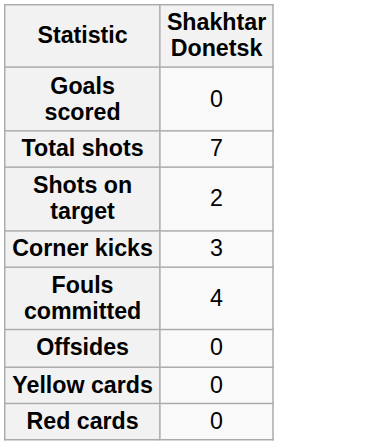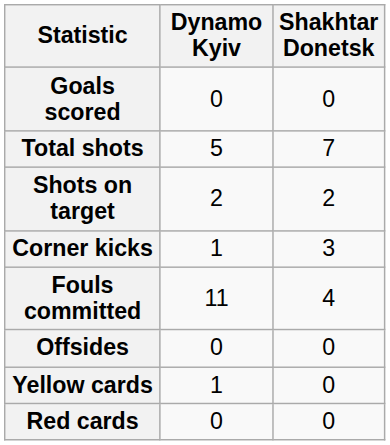+ column: (217, 35)
